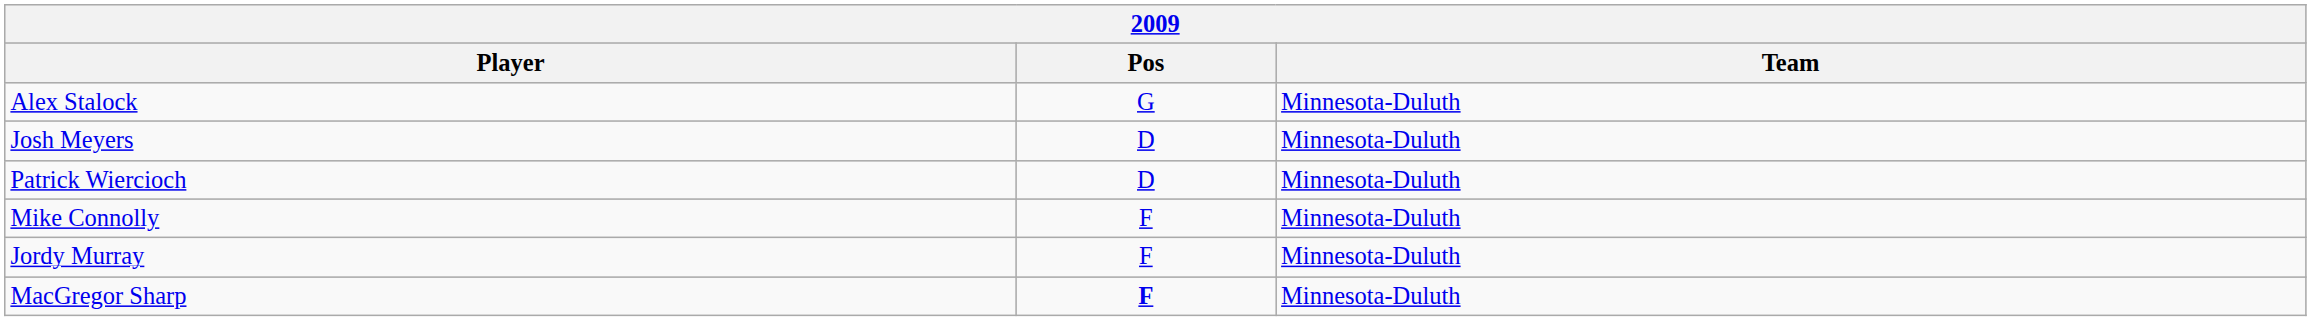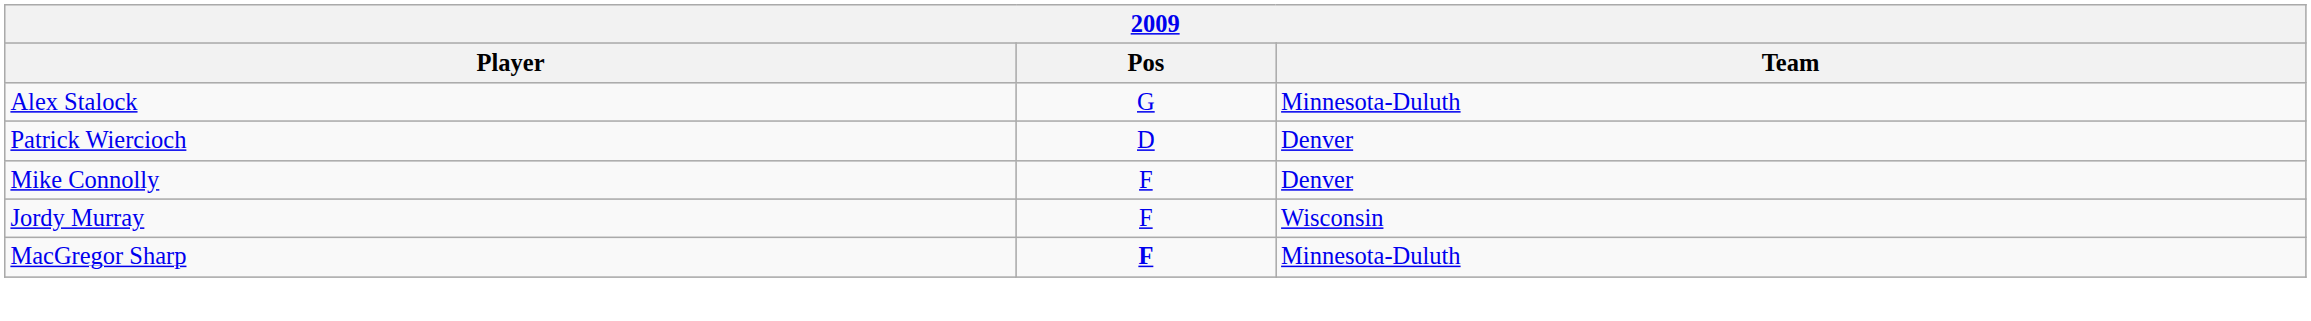- row: (72, 140)
(1371, 179) Minnesota-Duluth -> (1317, 140) Denver
(1371, 218) Minnesota-Duluth -> (1317, 179) Denver
(1371, 256) Minnesota-Duluth -> (1332, 218) Wisconsin
